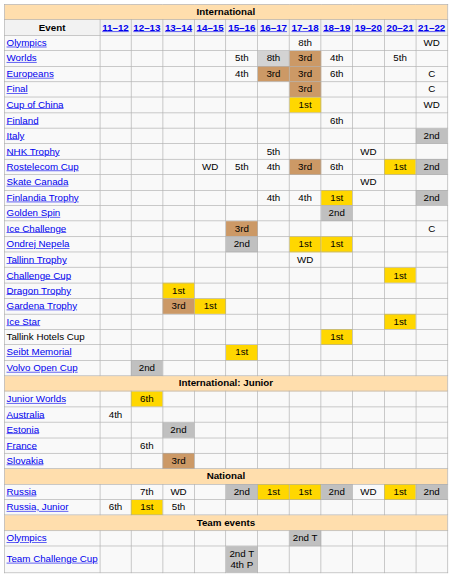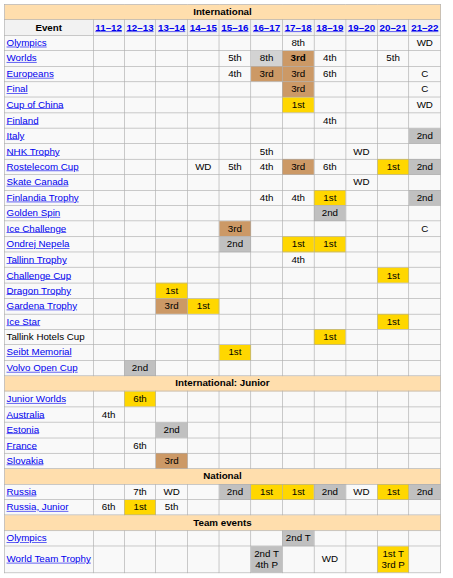(305, 58) normal -> (298, 58) bold
(337, 120) 6th -> (330, 120) 4th
(305, 259) WD -> (298, 259) 4th
+ row: (49, 559)
- row: (52, 559)
